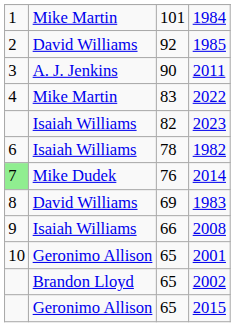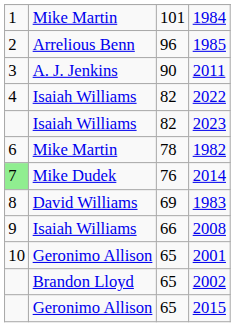(85, 44) David Williams -> (84, 44) Arrelious Benn
(168, 44) 92 -> (168, 44) 96
(75, 96) Mike Martin -> (85, 96) Isaiah Williams
(168, 96) 83 -> (168, 96) 82
(85, 149) Isaiah Williams -> (75, 149) Mike Martin
